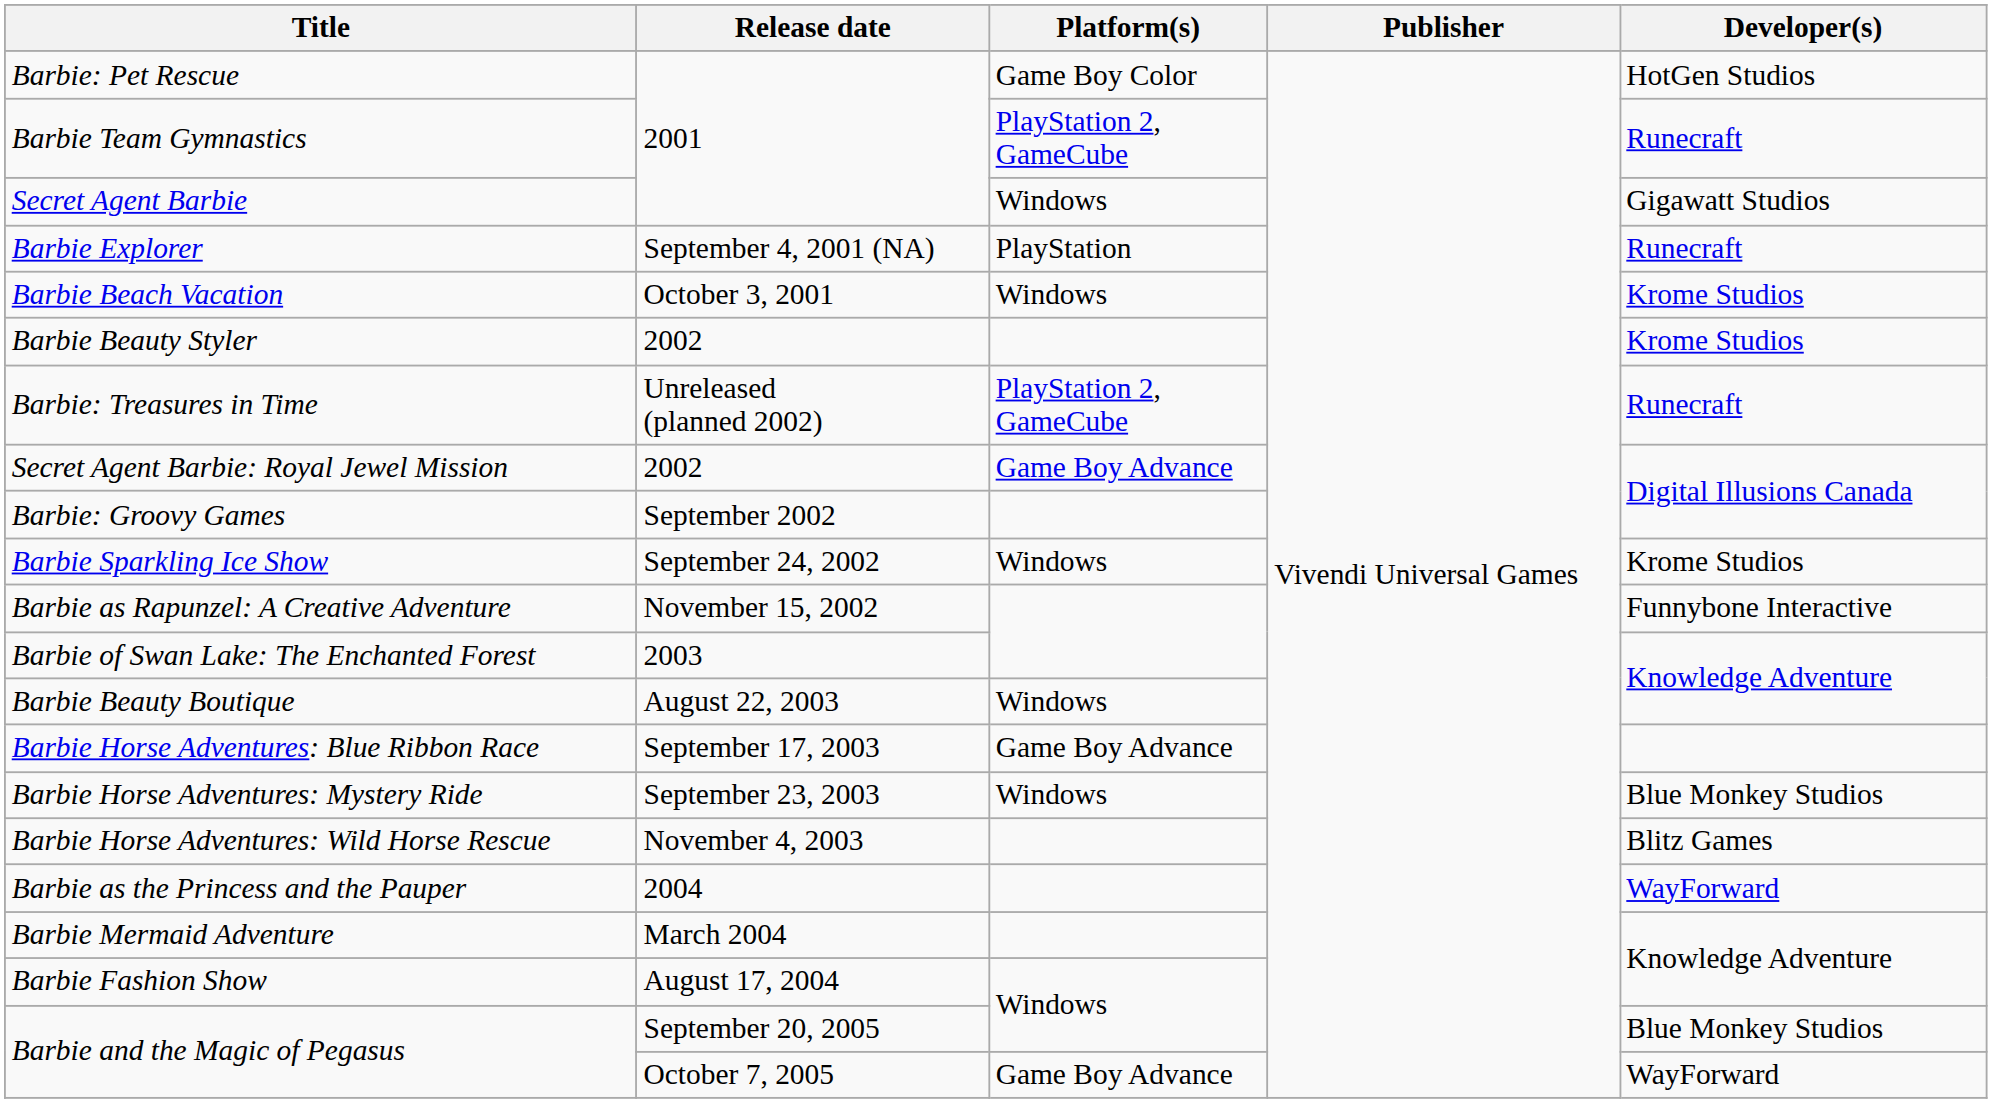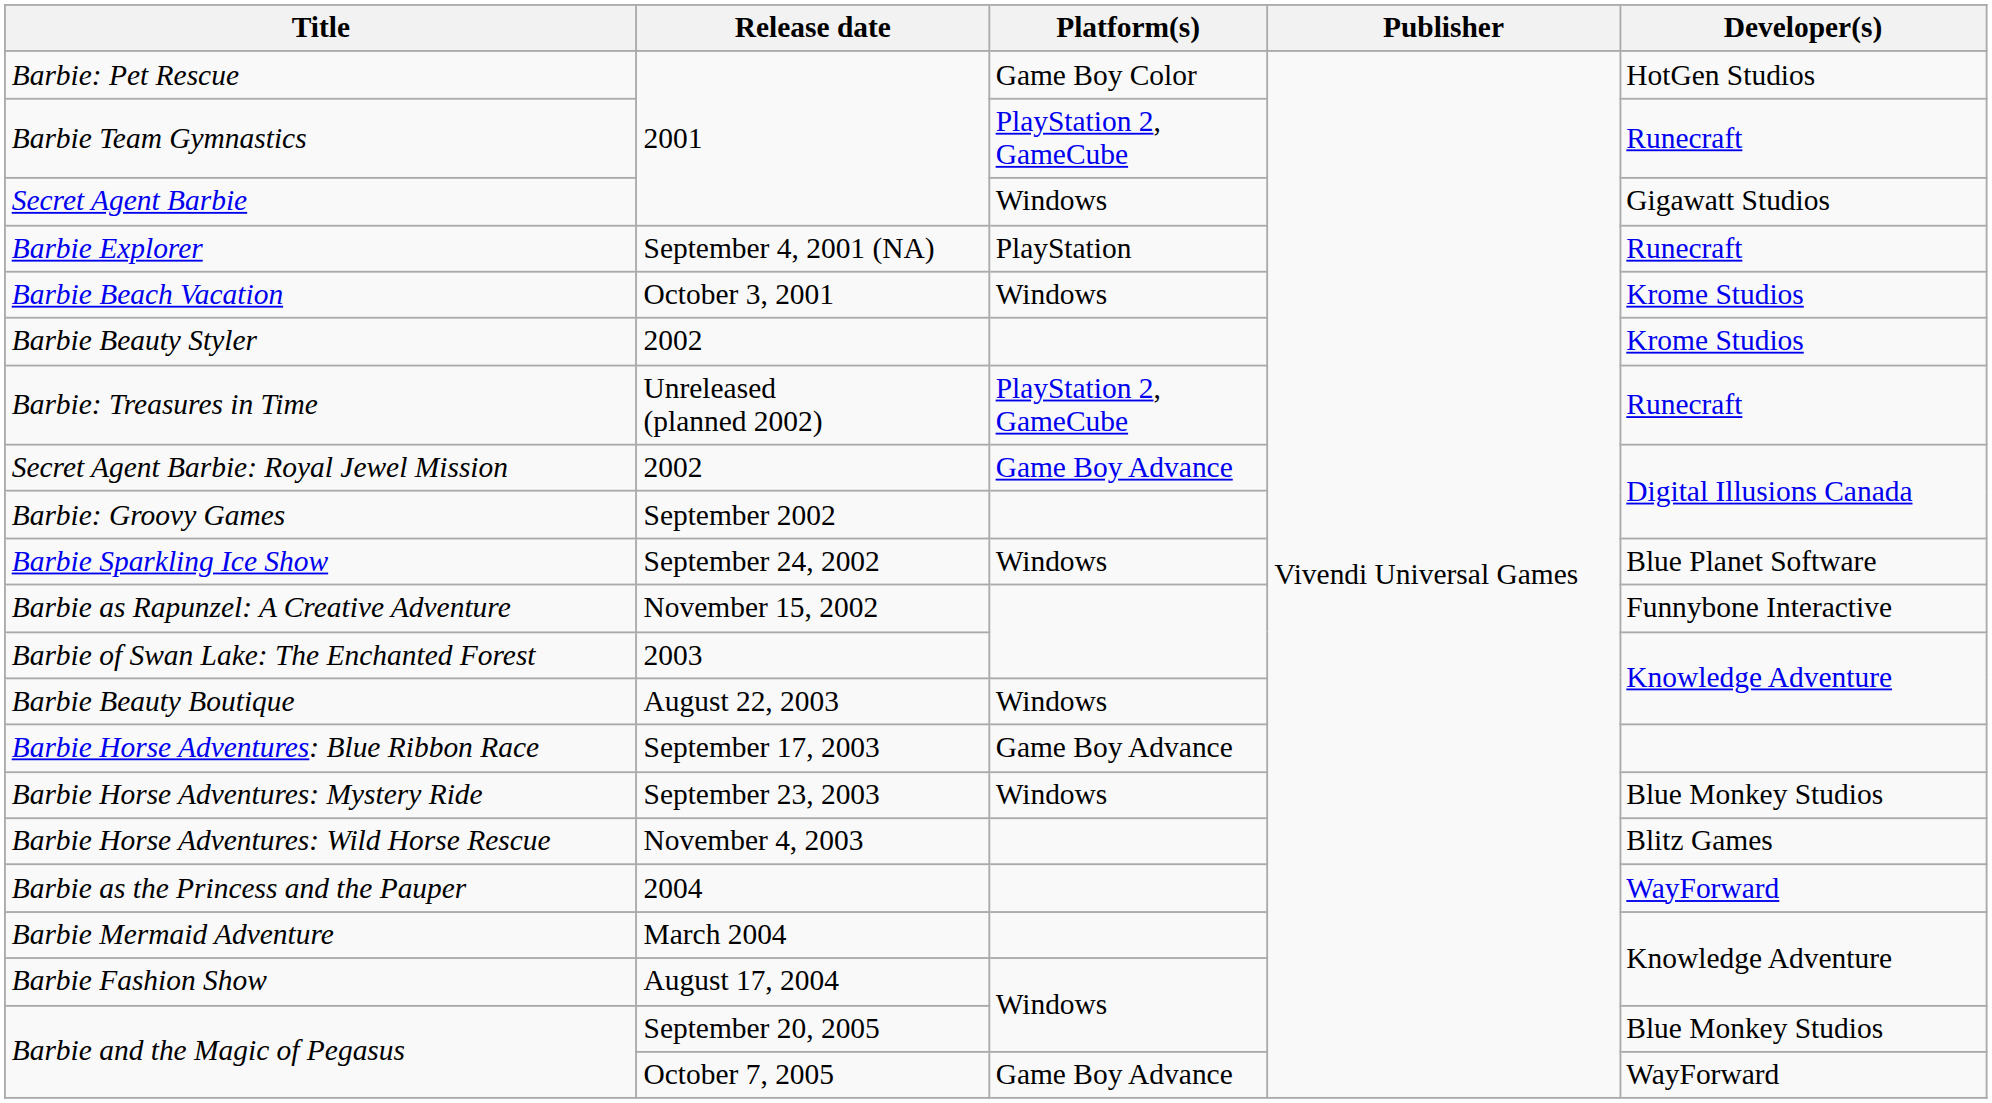(1715, 560) Krome Studios -> (1751, 560) Blue Planet Software
